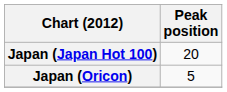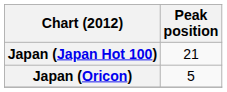(191, 53) 20 -> (191, 53) 21
